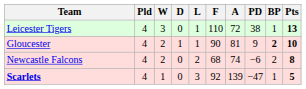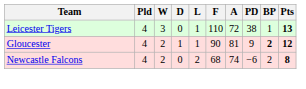(292, 44) 10 -> (287, 44) 12
- row: (24, 76)
